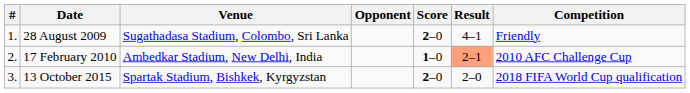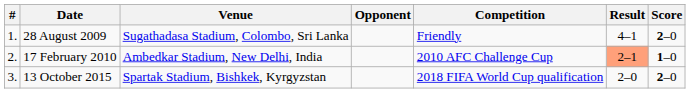columns swapped: (432, 14) <-> (589, 14)
